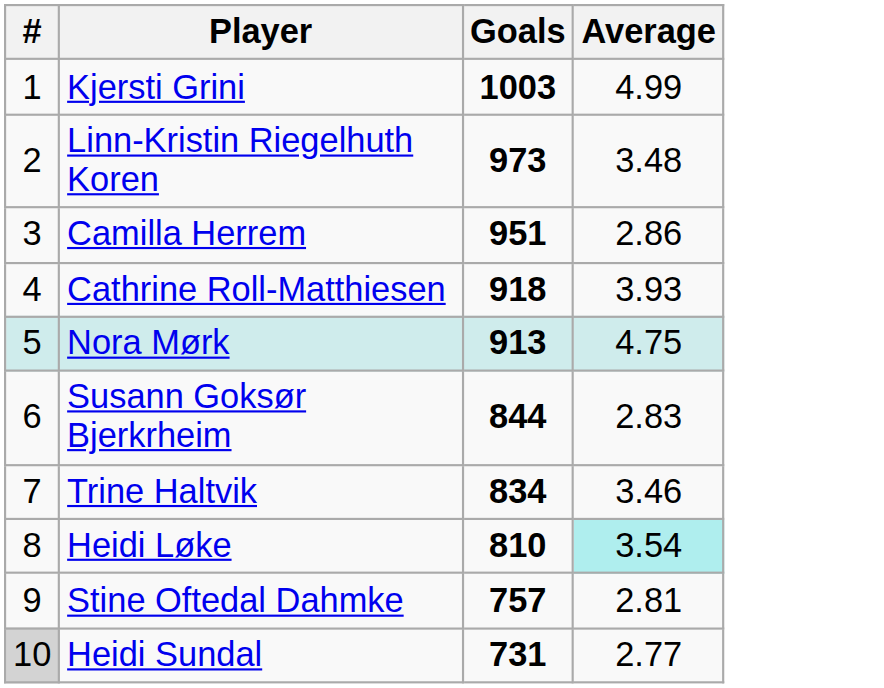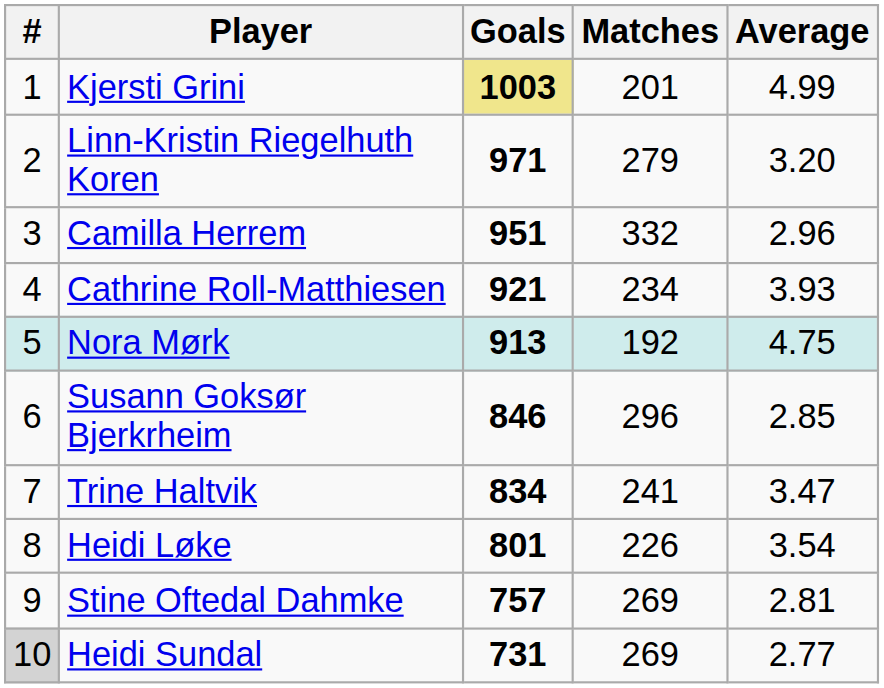+ column: (650, 31)
(518, 86) no background -> (518, 86) khaki background
(518, 160) 973 -> (518, 160) 971
(649, 160) 3.48 -> (802, 160) 3.20
(649, 234) 2.86 -> (802, 234) 2.96
(518, 288) 918 -> (518, 288) 921
(518, 417) 844 -> (518, 417) 846
(649, 417) 2.83 -> (802, 417) 2.85
(649, 491) 3.46 -> (802, 491) 3.47
(518, 545) 810 -> (518, 545) 801
(649, 545) paleturquoise background -> (802, 545) no background
